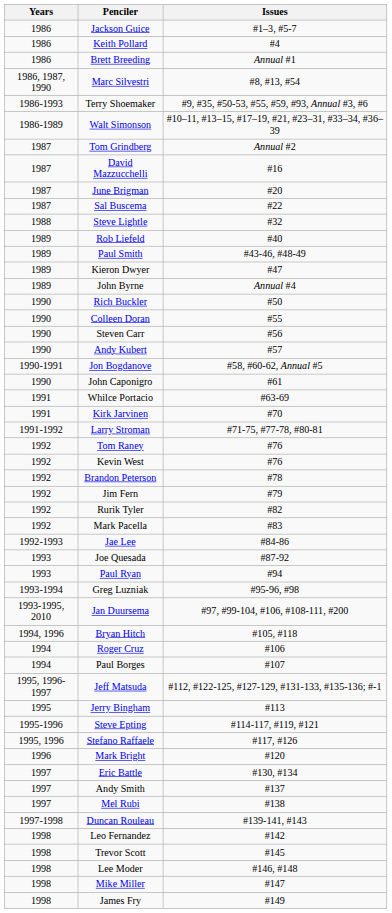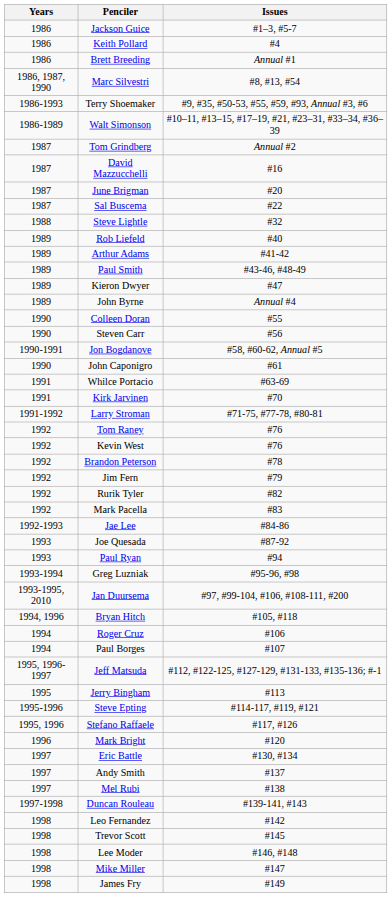+ row: (120, 254)
- row: (120, 302)
- row: (120, 350)
